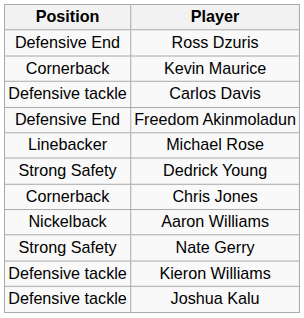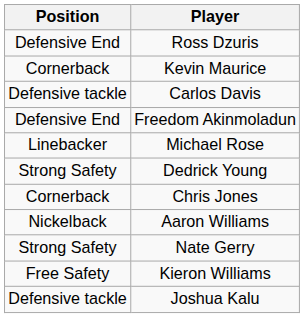(68, 273) Defensive tackle -> (68, 273) Free Safety
